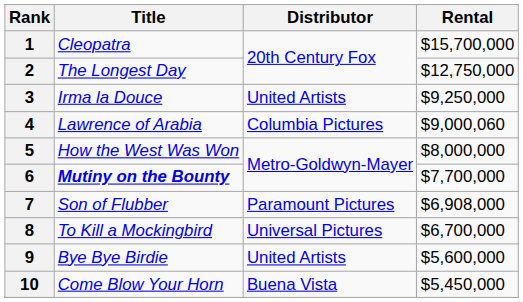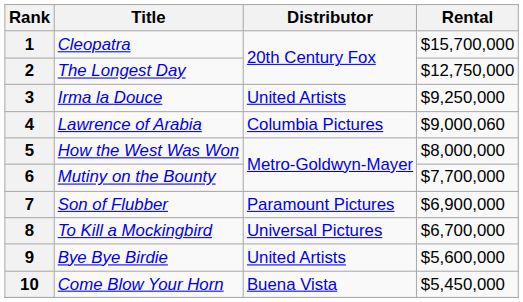(144, 177) bold -> (137, 177) normal
(463, 204) $6,908,000 -> (463, 204) $6,900,000
